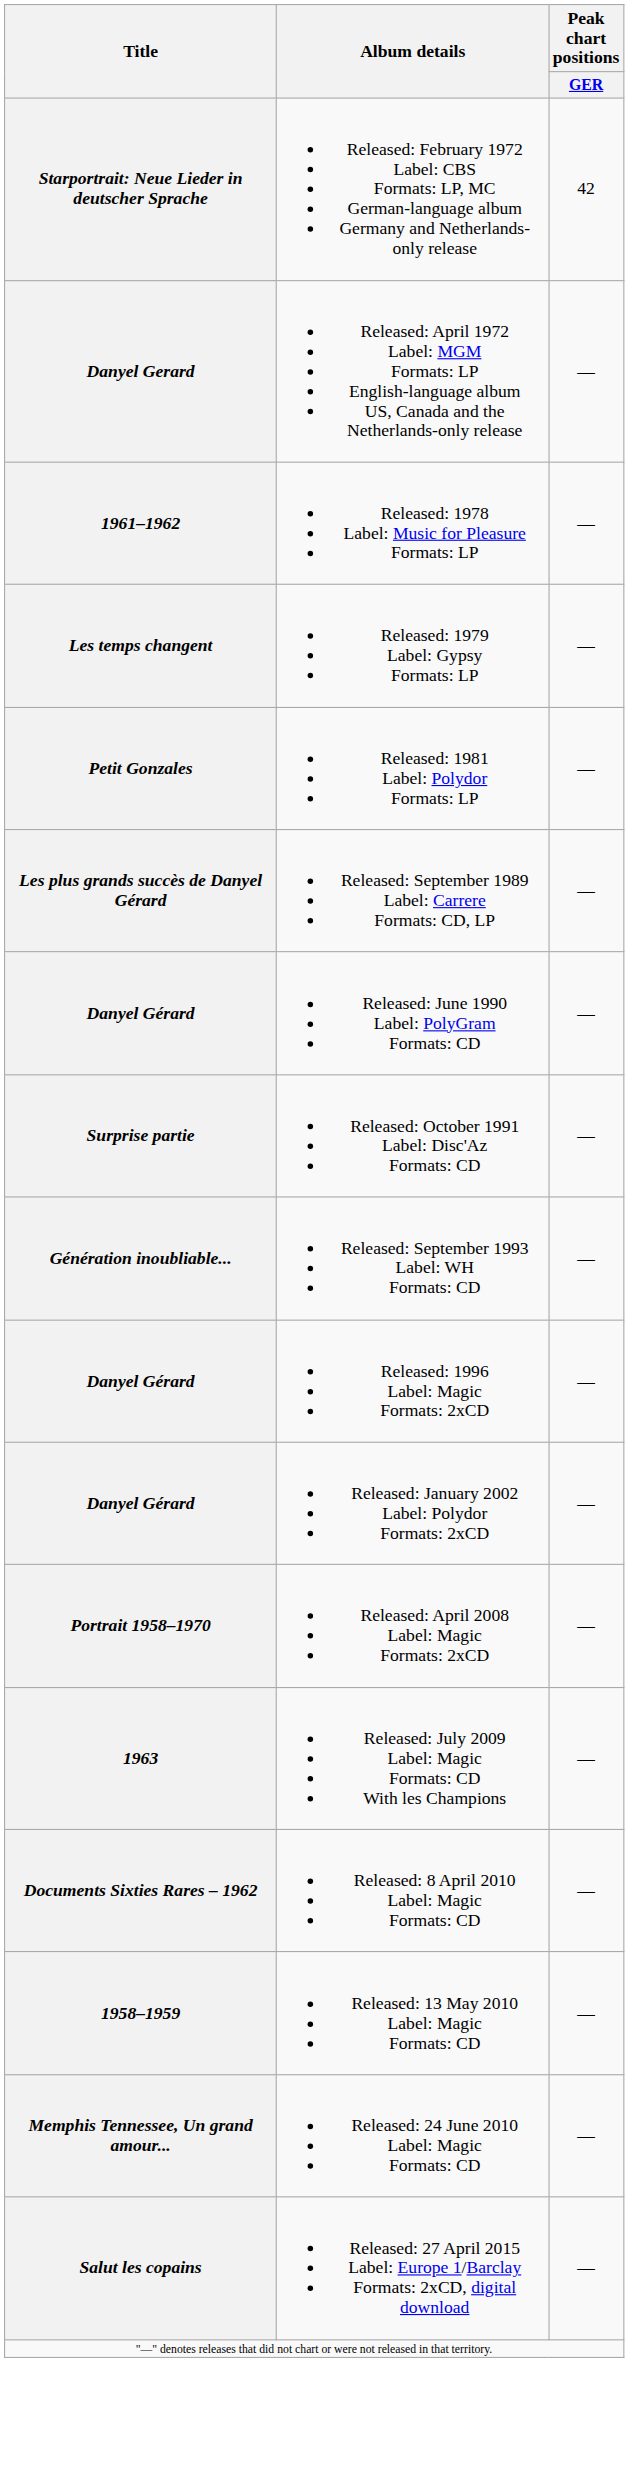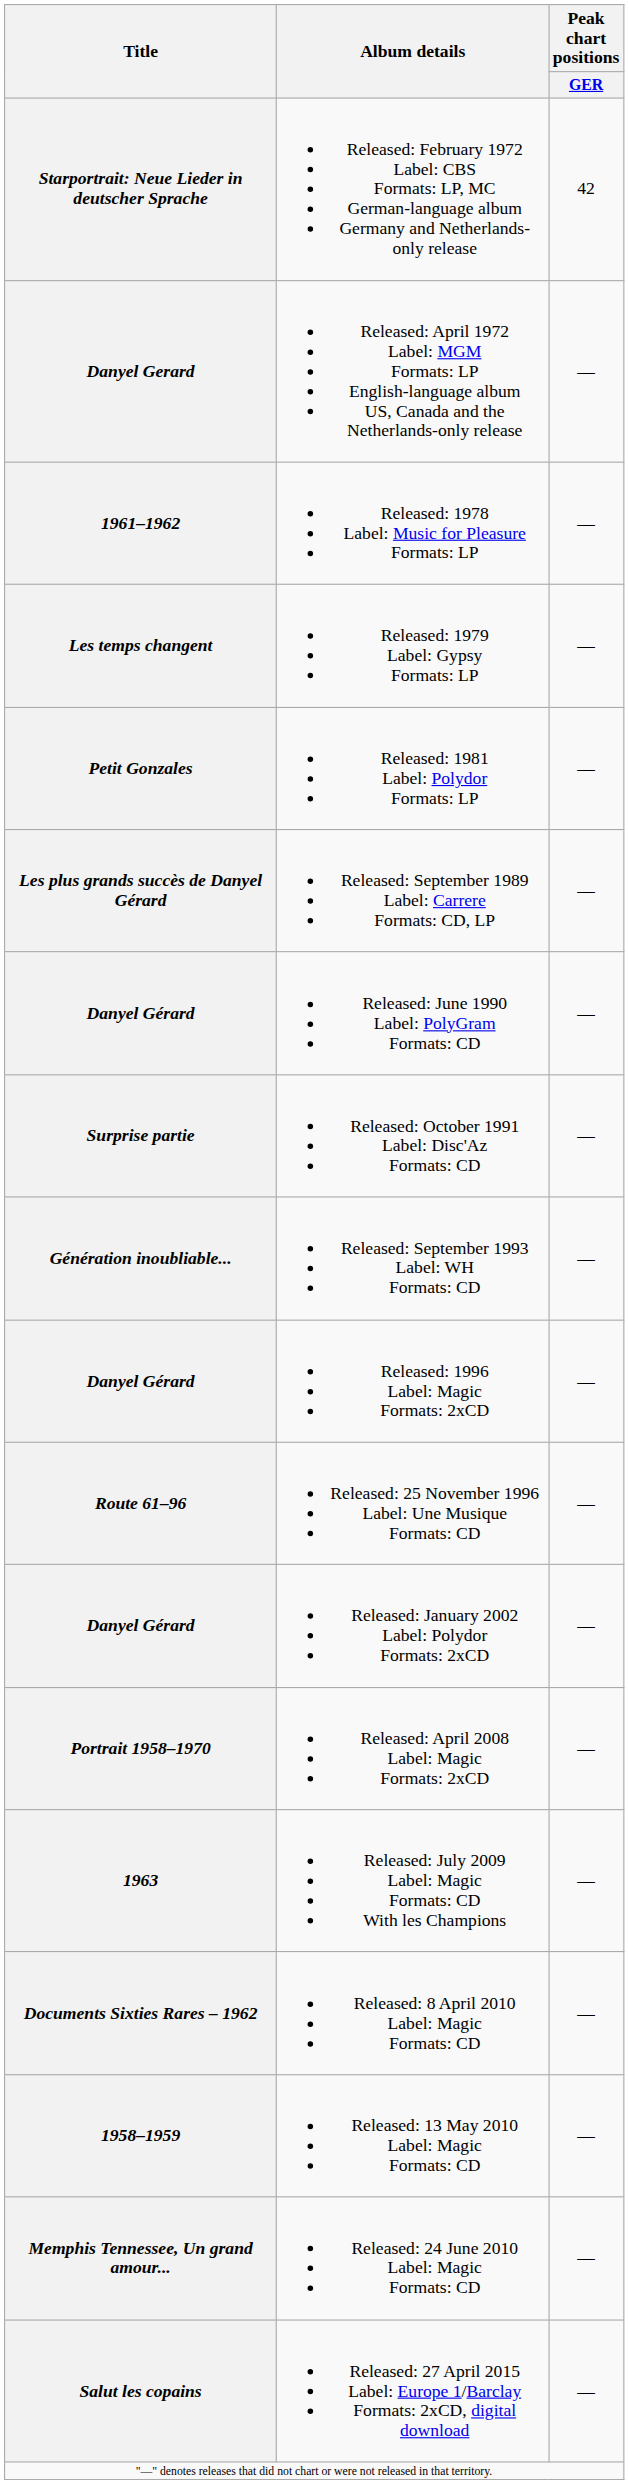+ row: (413, 1513)
